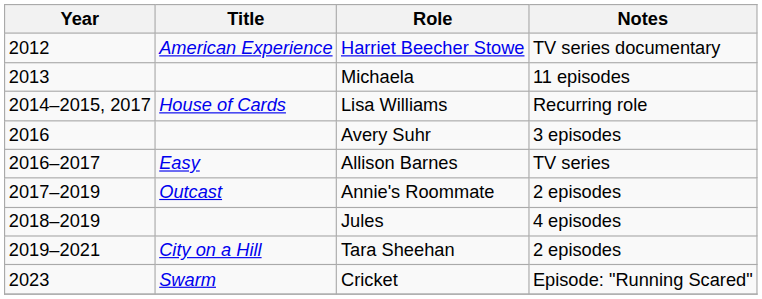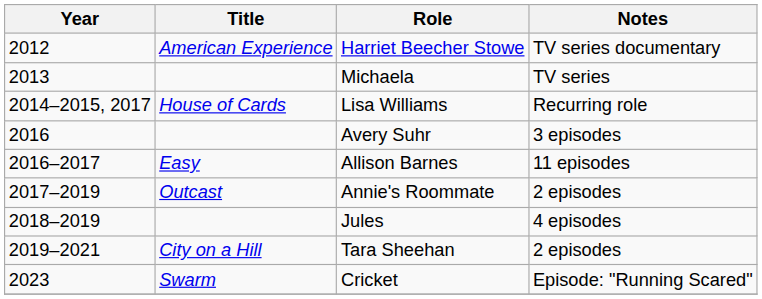(581, 76) 11 episodes -> (571, 76) TV series
(571, 163) TV series -> (581, 163) 11 episodes
